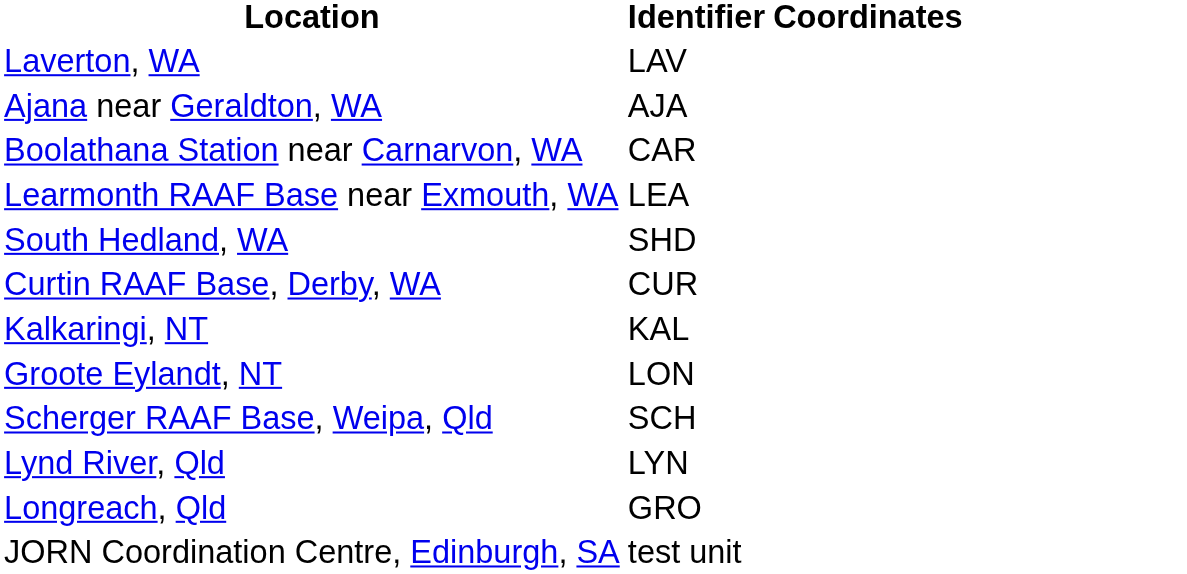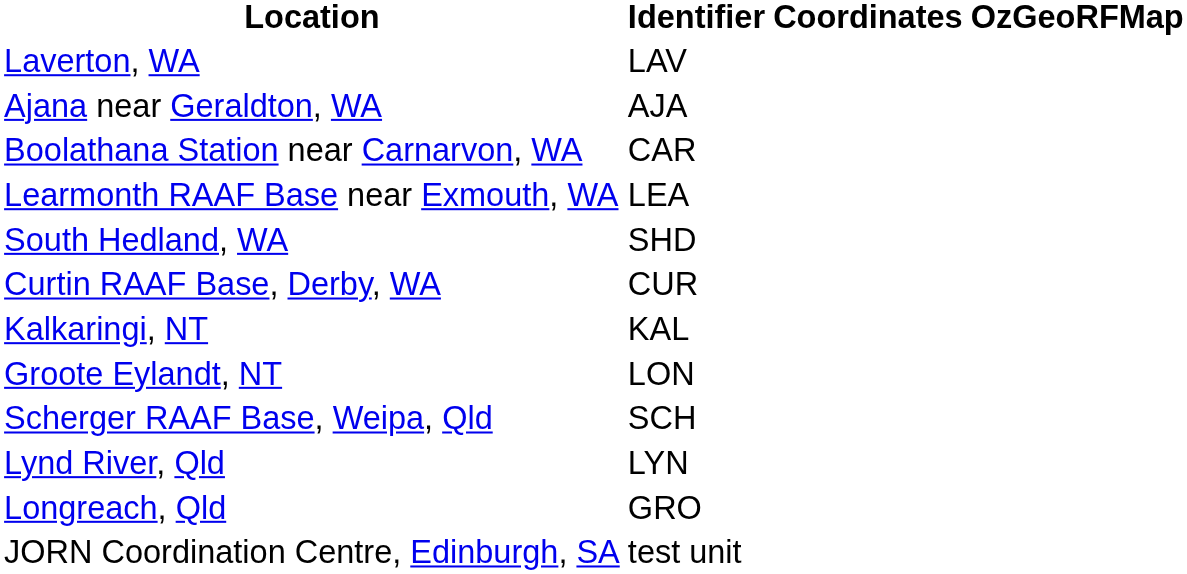+ column: (1077, 16)
